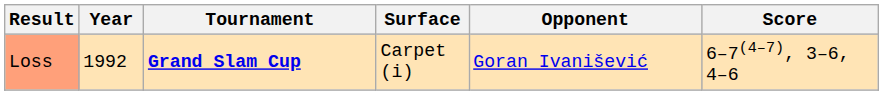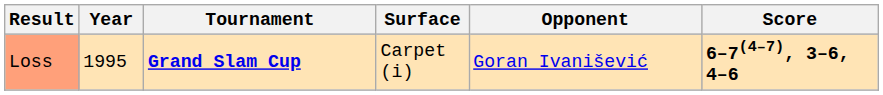(105, 62) 1992 -> (105, 62) 1995
(778, 62) normal -> (778, 62) bold
